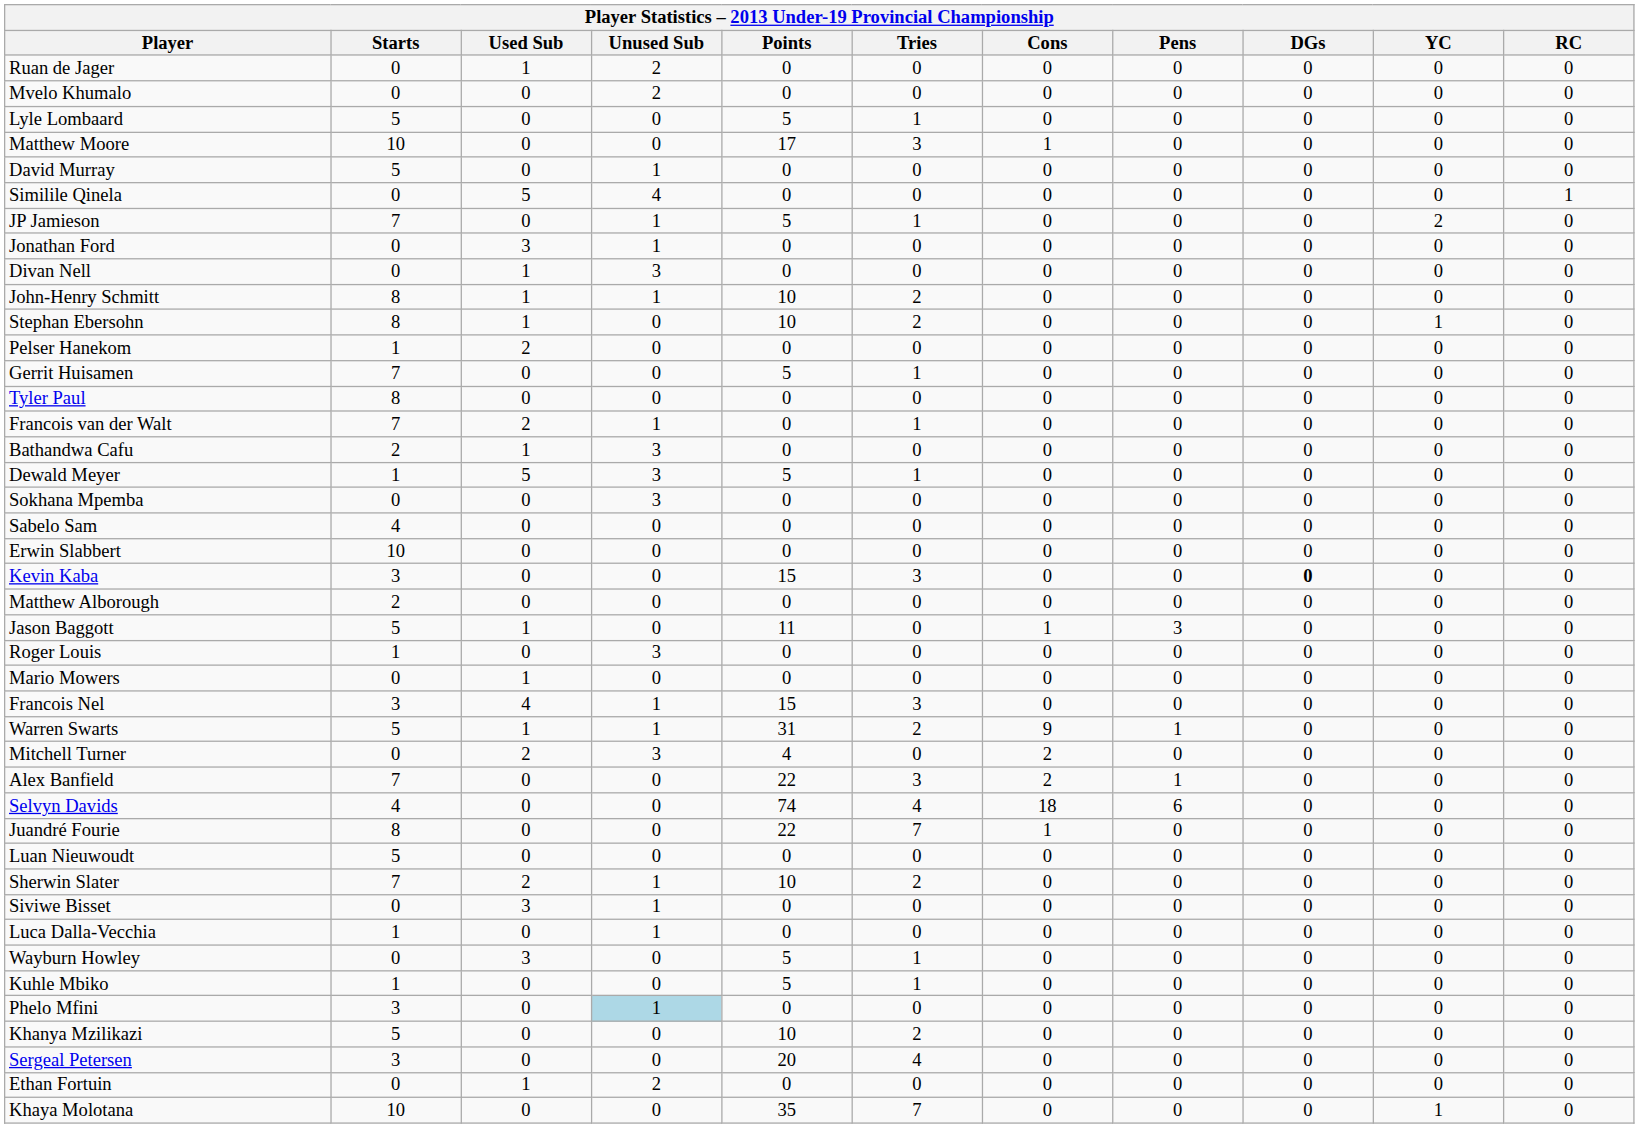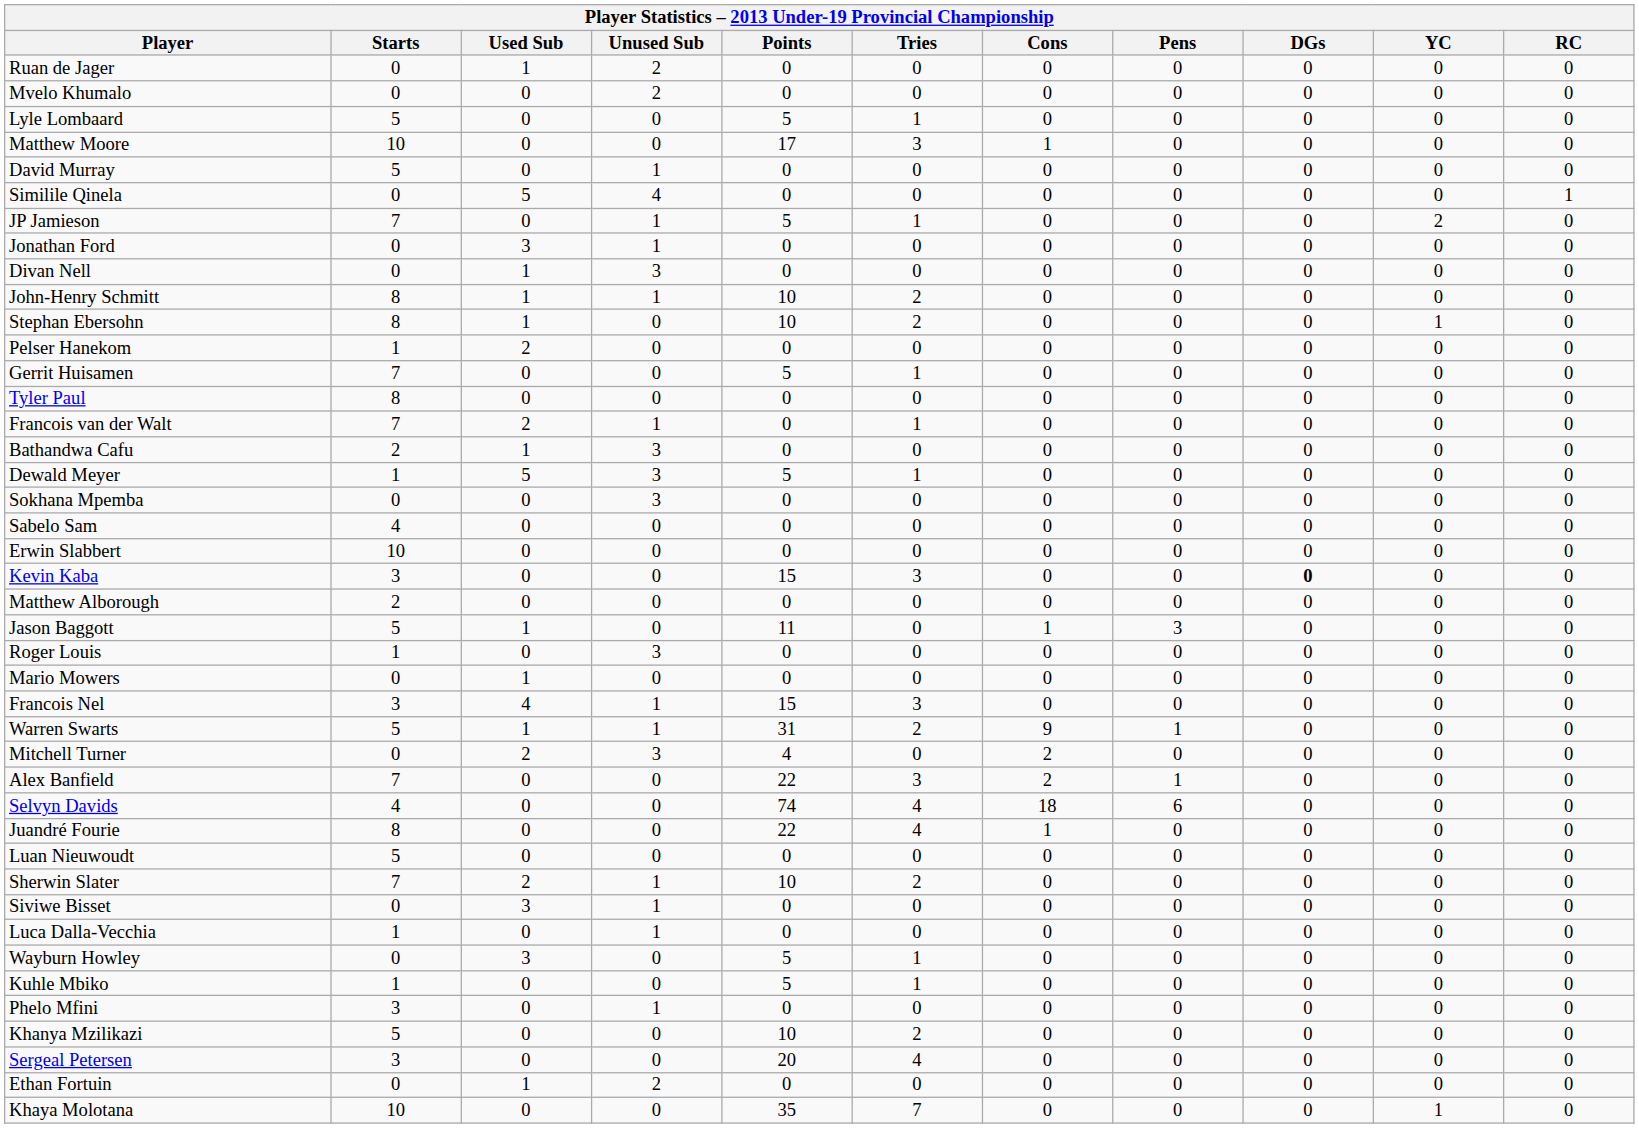(917, 830) 7 -> (917, 830) 4
(656, 1008) lightblue background -> (656, 1008) no background
